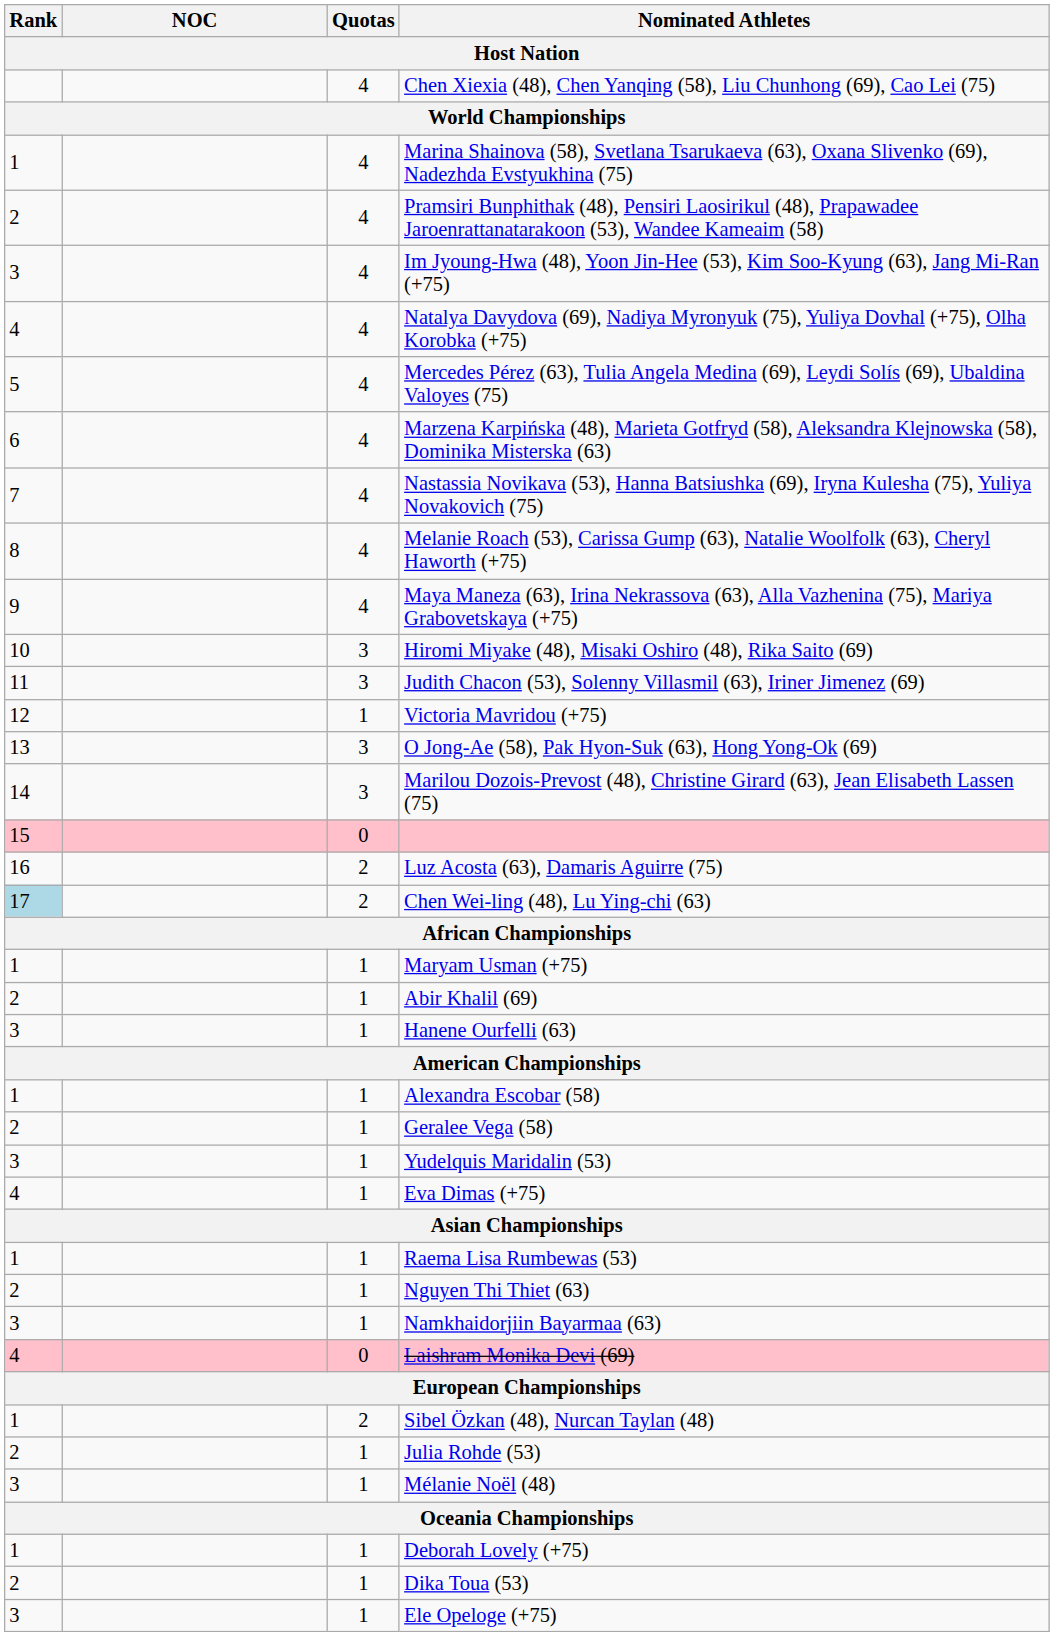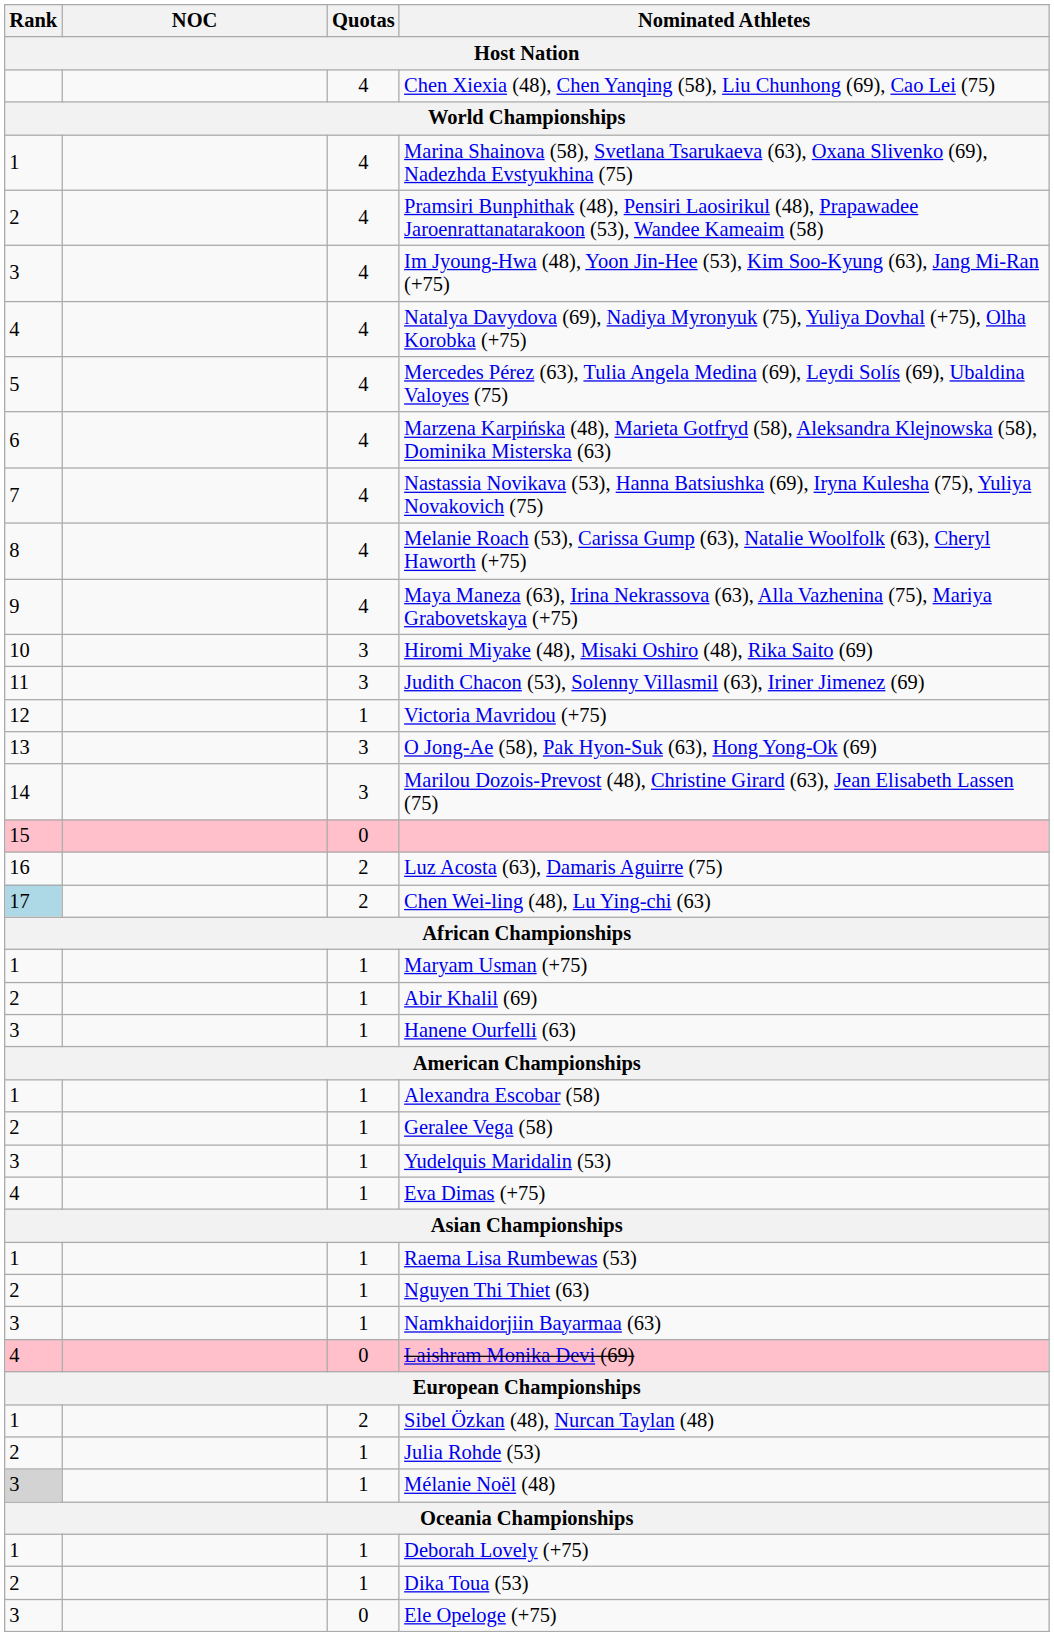(14, 1485) no background -> (14, 1485) lightgrey background
(363, 1615) 1 -> (363, 1615) 0
